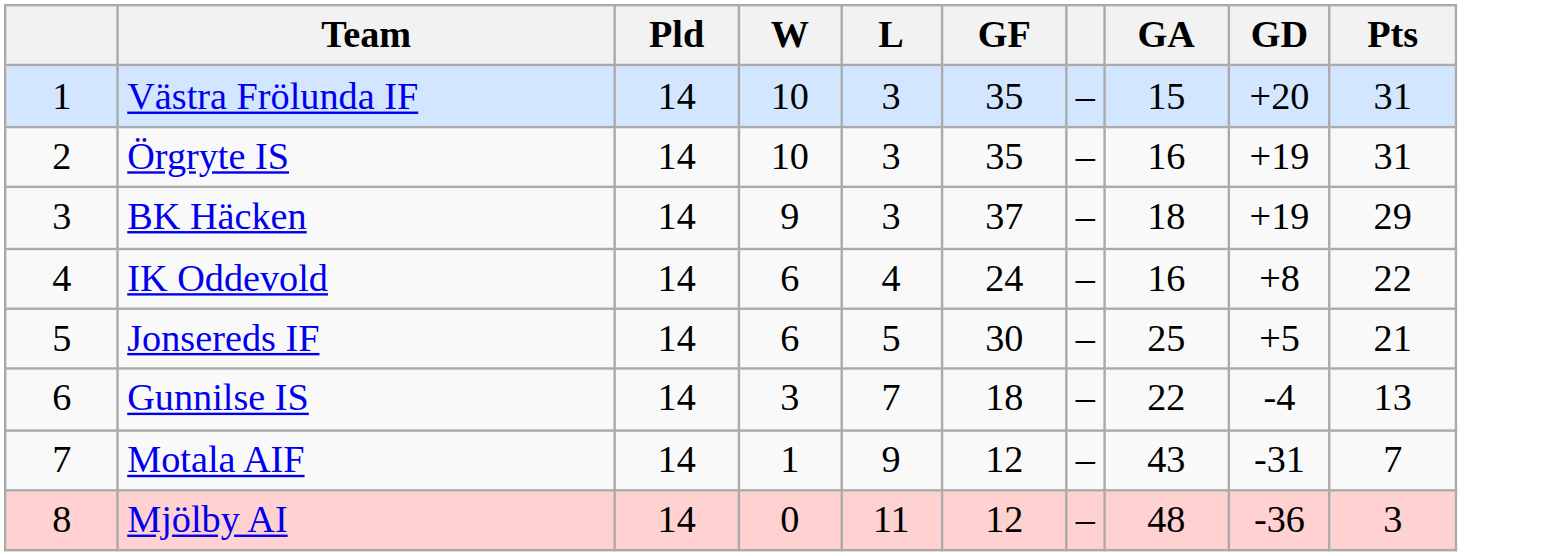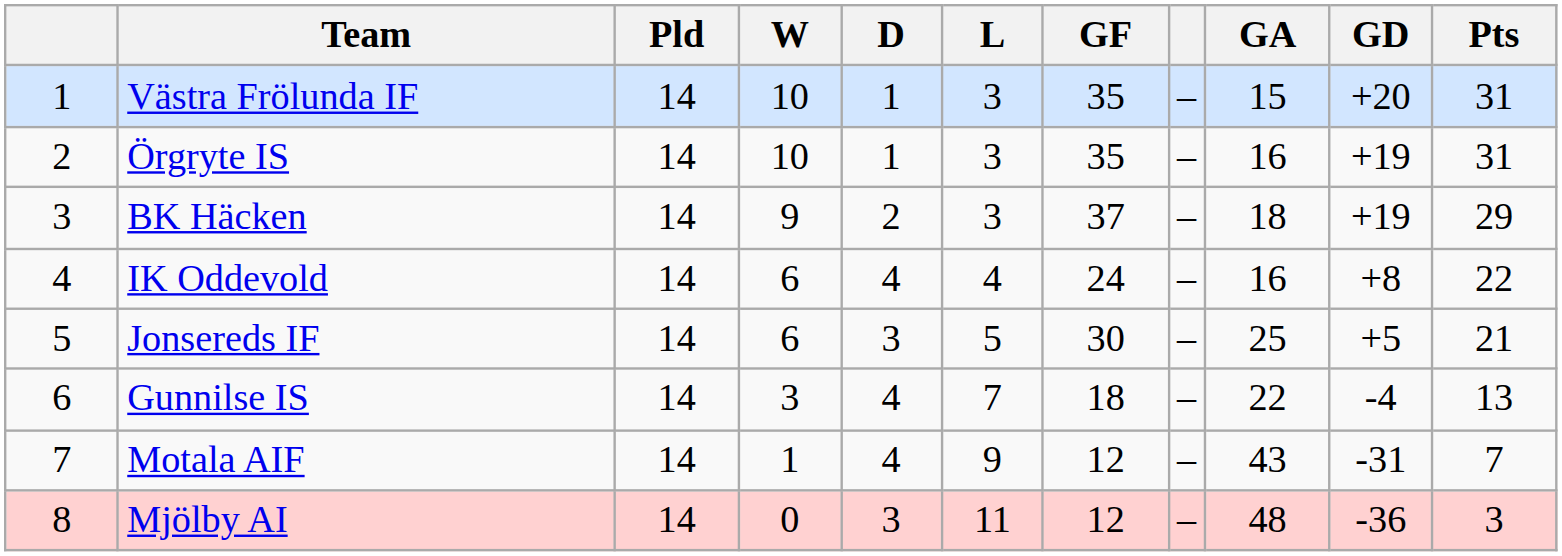+ column: (891, 34)
